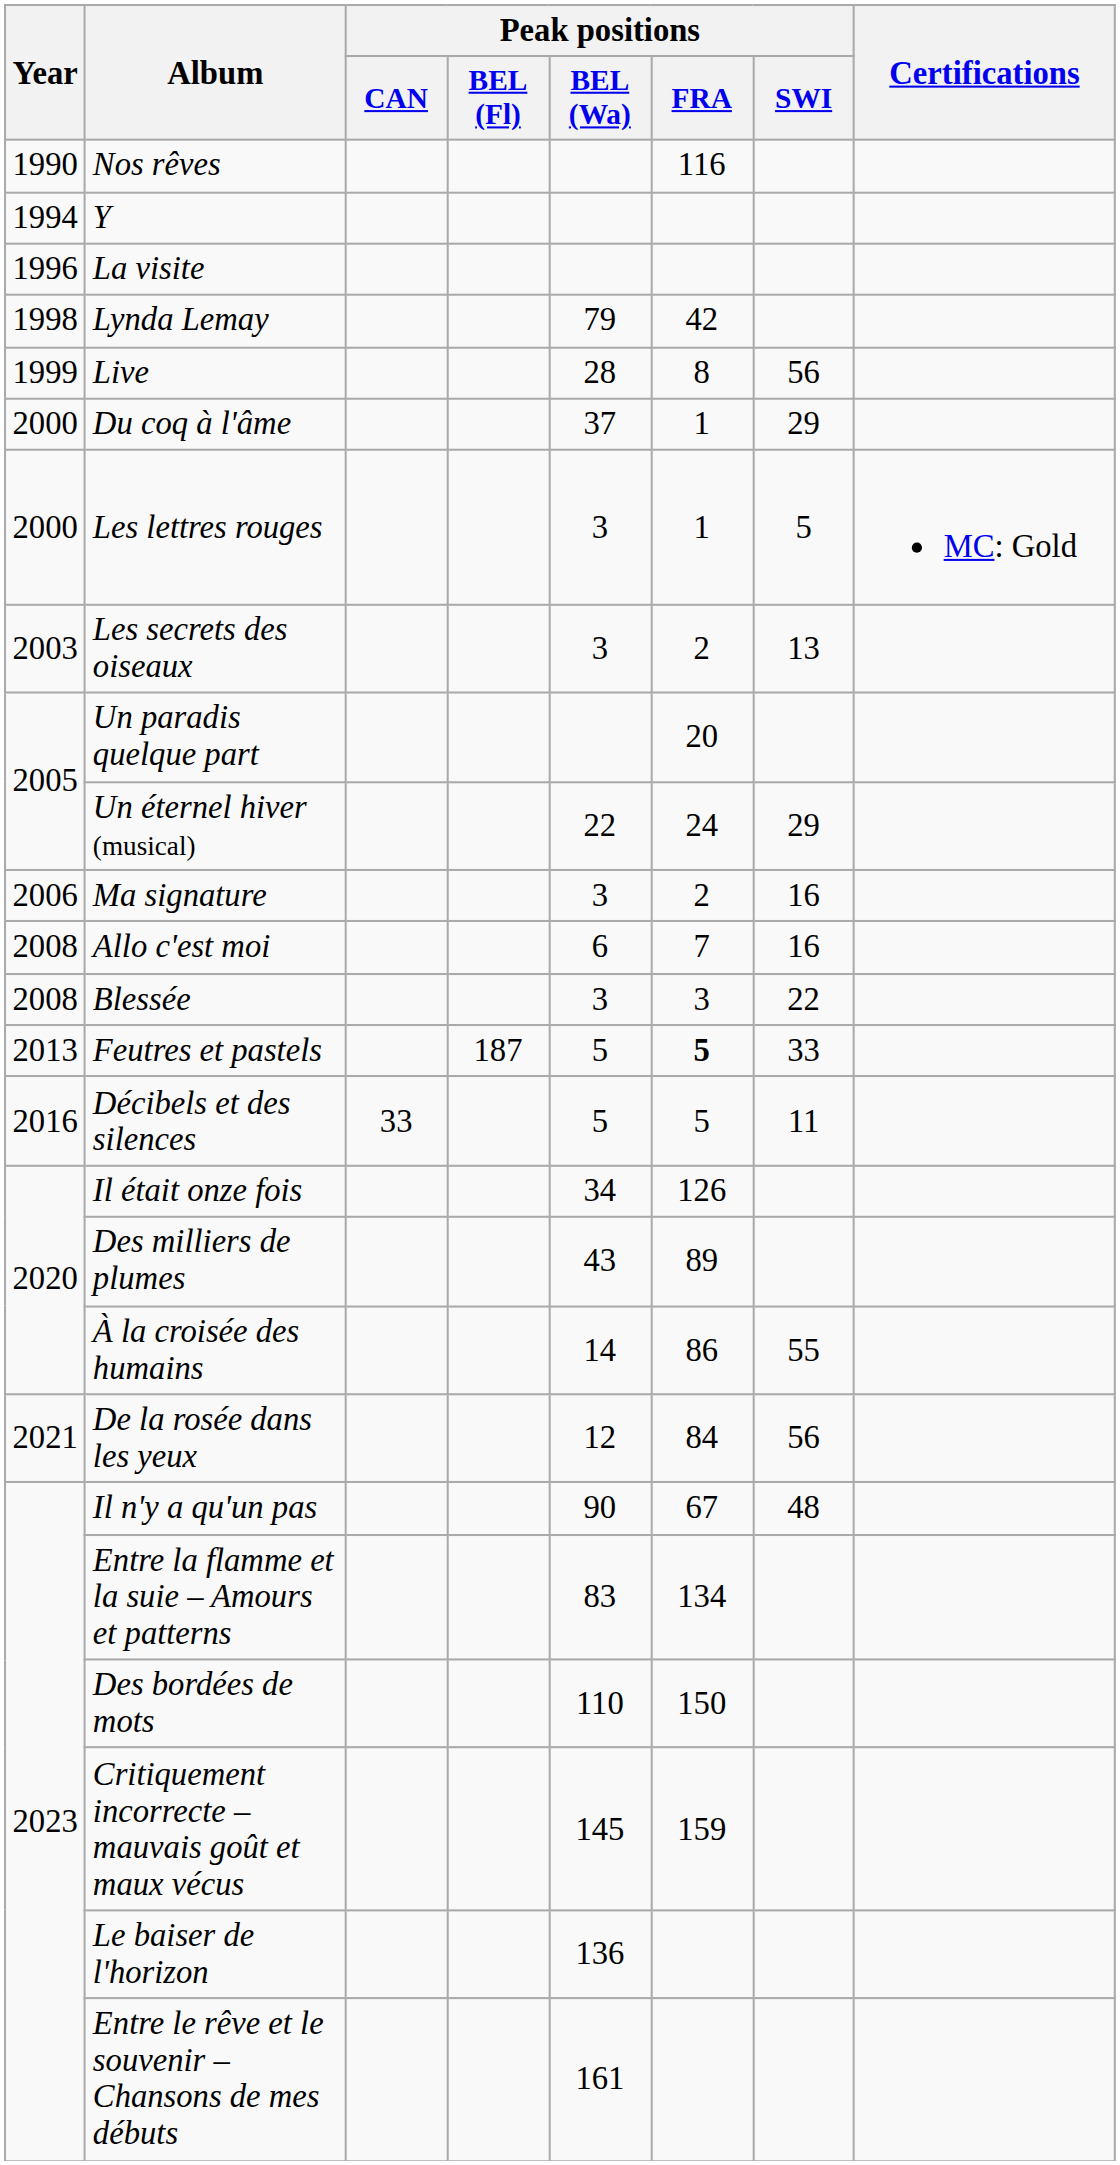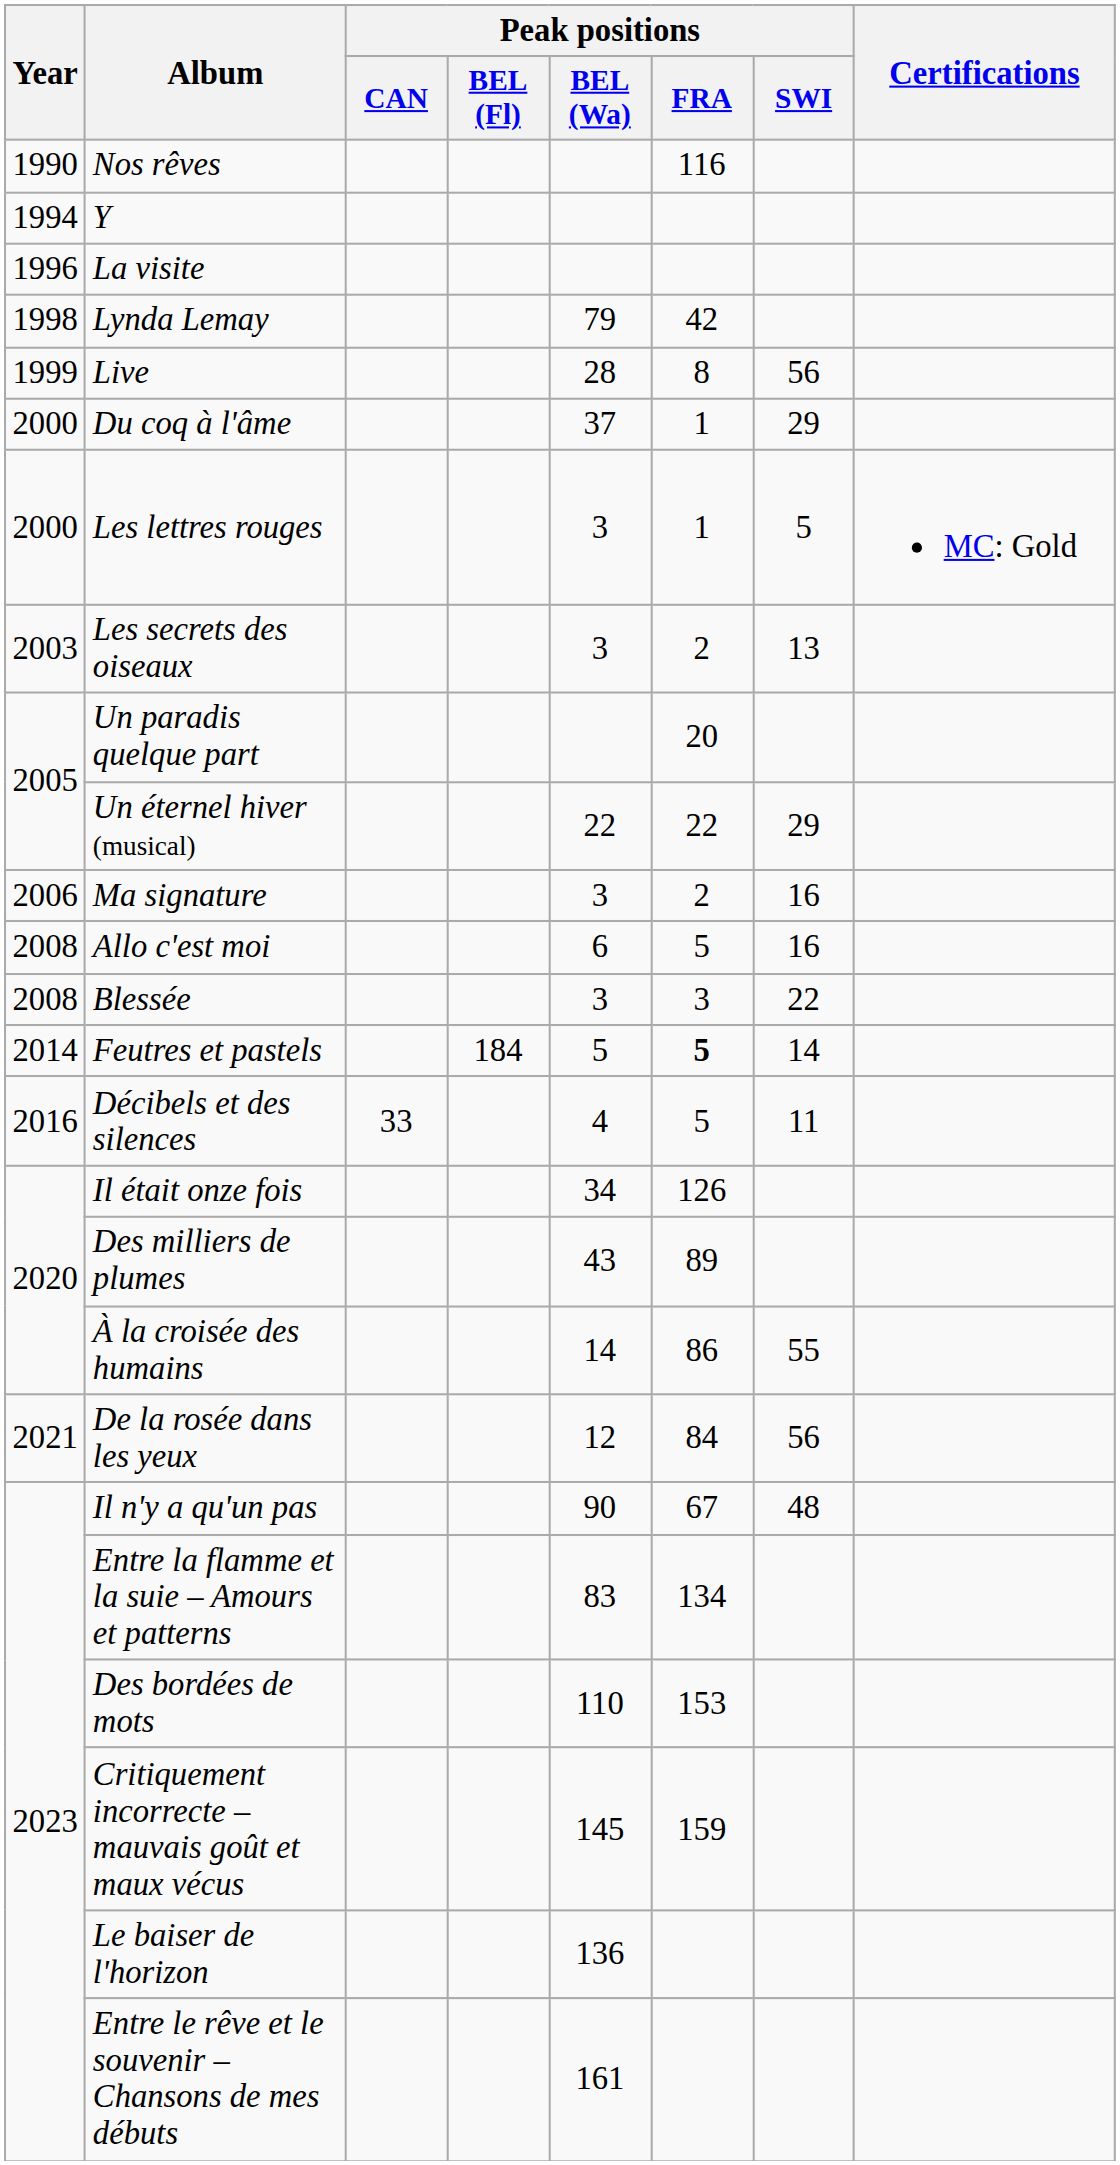(702, 824) 24 -> (702, 824) 22
(702, 946) 7 -> (702, 946) 5
(45, 1050) 2013 -> (45, 1050) 2014
(498, 1050) 187 -> (498, 1050) 184
(804, 1050) 33 -> (804, 1050) 14
(600, 1120) 5 -> (600, 1120) 4
(702, 1703) 150 -> (702, 1703) 153
